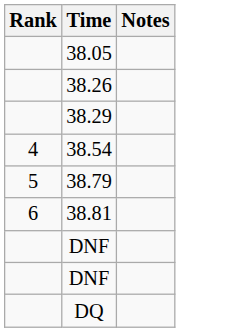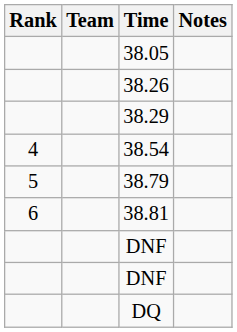+ column: (90, 20)
